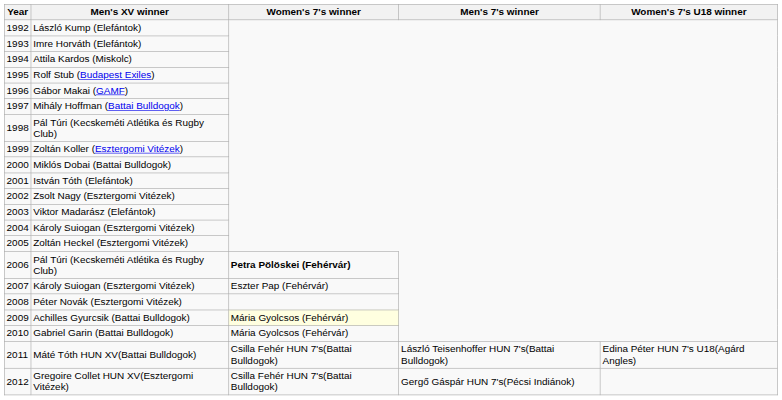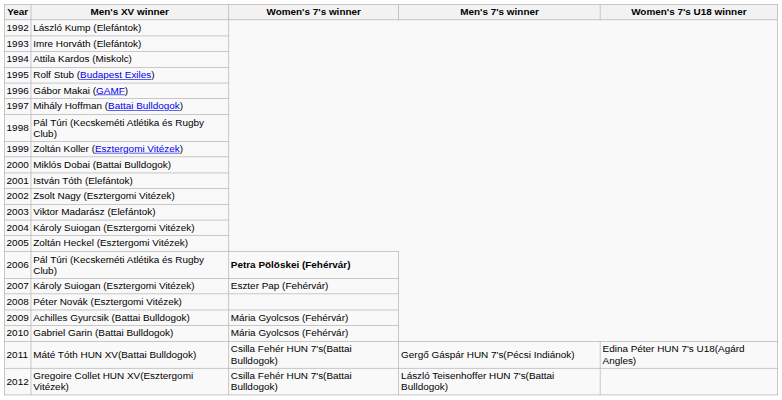(290, 317) lightyellow background -> (290, 317) no background
(478, 354) László Teisenhoffer HUN 7's(Battai Bulldogok) -> (488, 354) Gergő Gáspár HUN 7's(Pécsi Indiánok)
(488, 381) Gergő Gáspár HUN 7's(Pécsi Indiánok) -> (478, 381) László Teisenhoffer HUN 7's(Battai Bulldogok)
